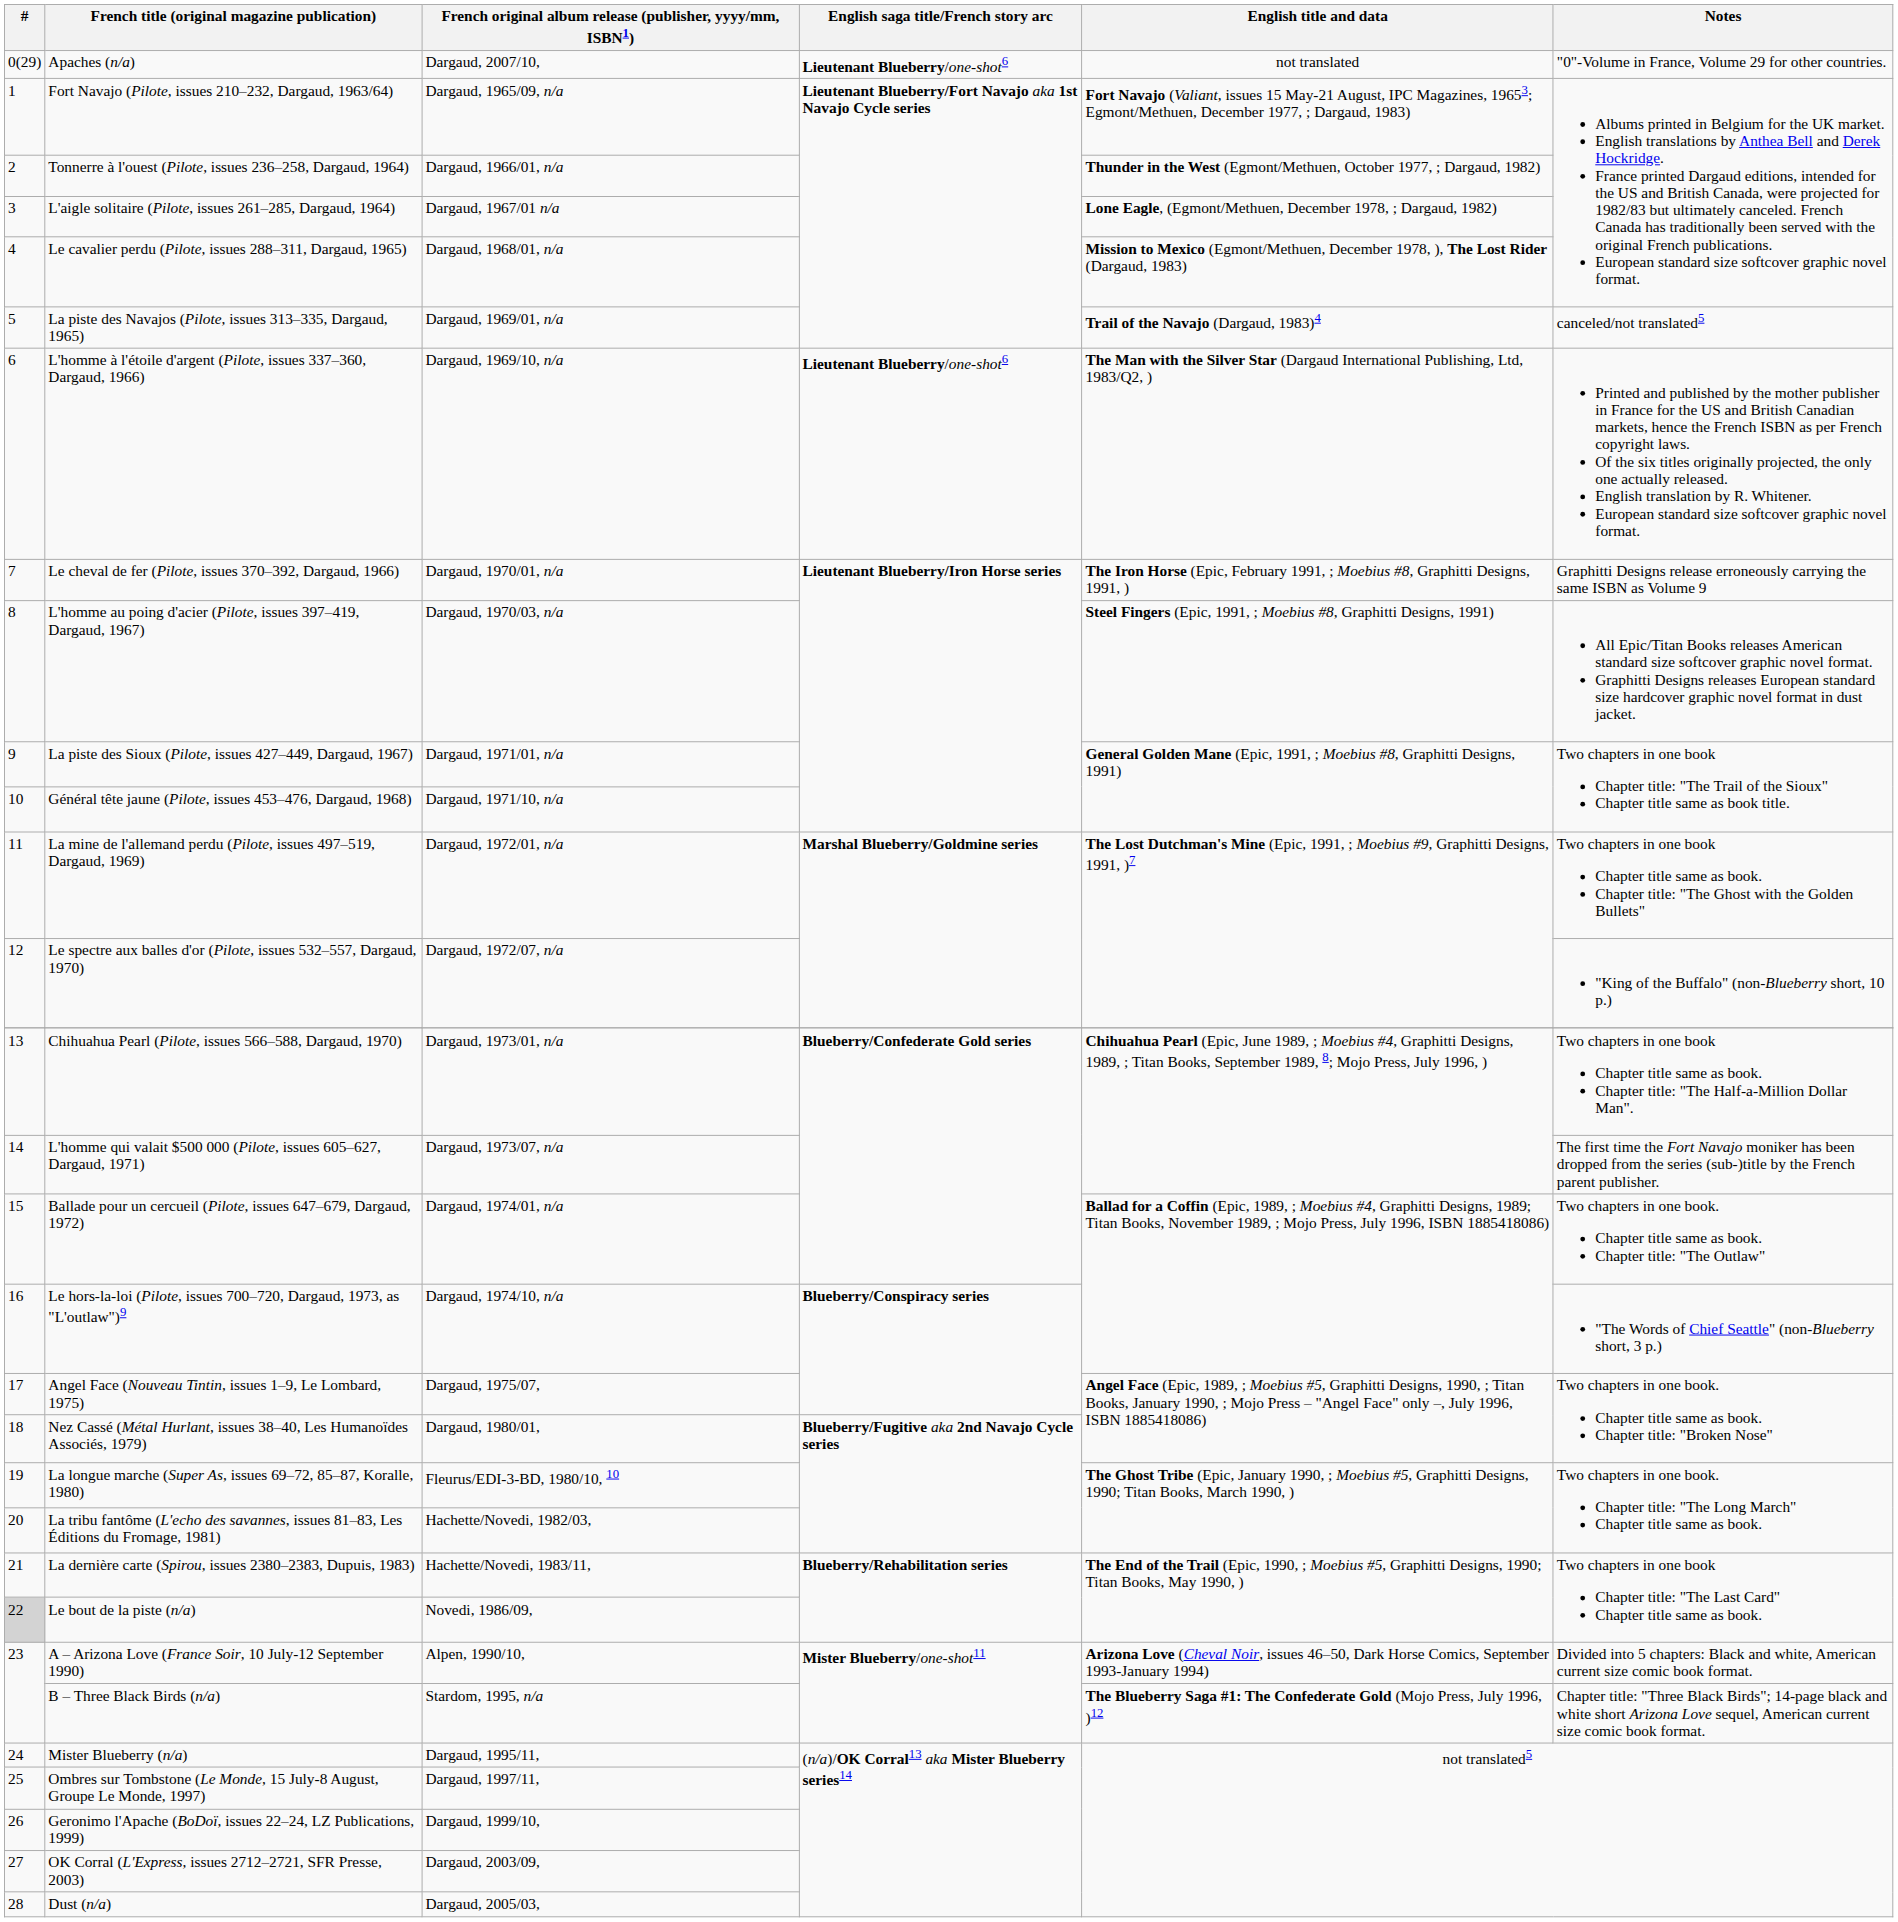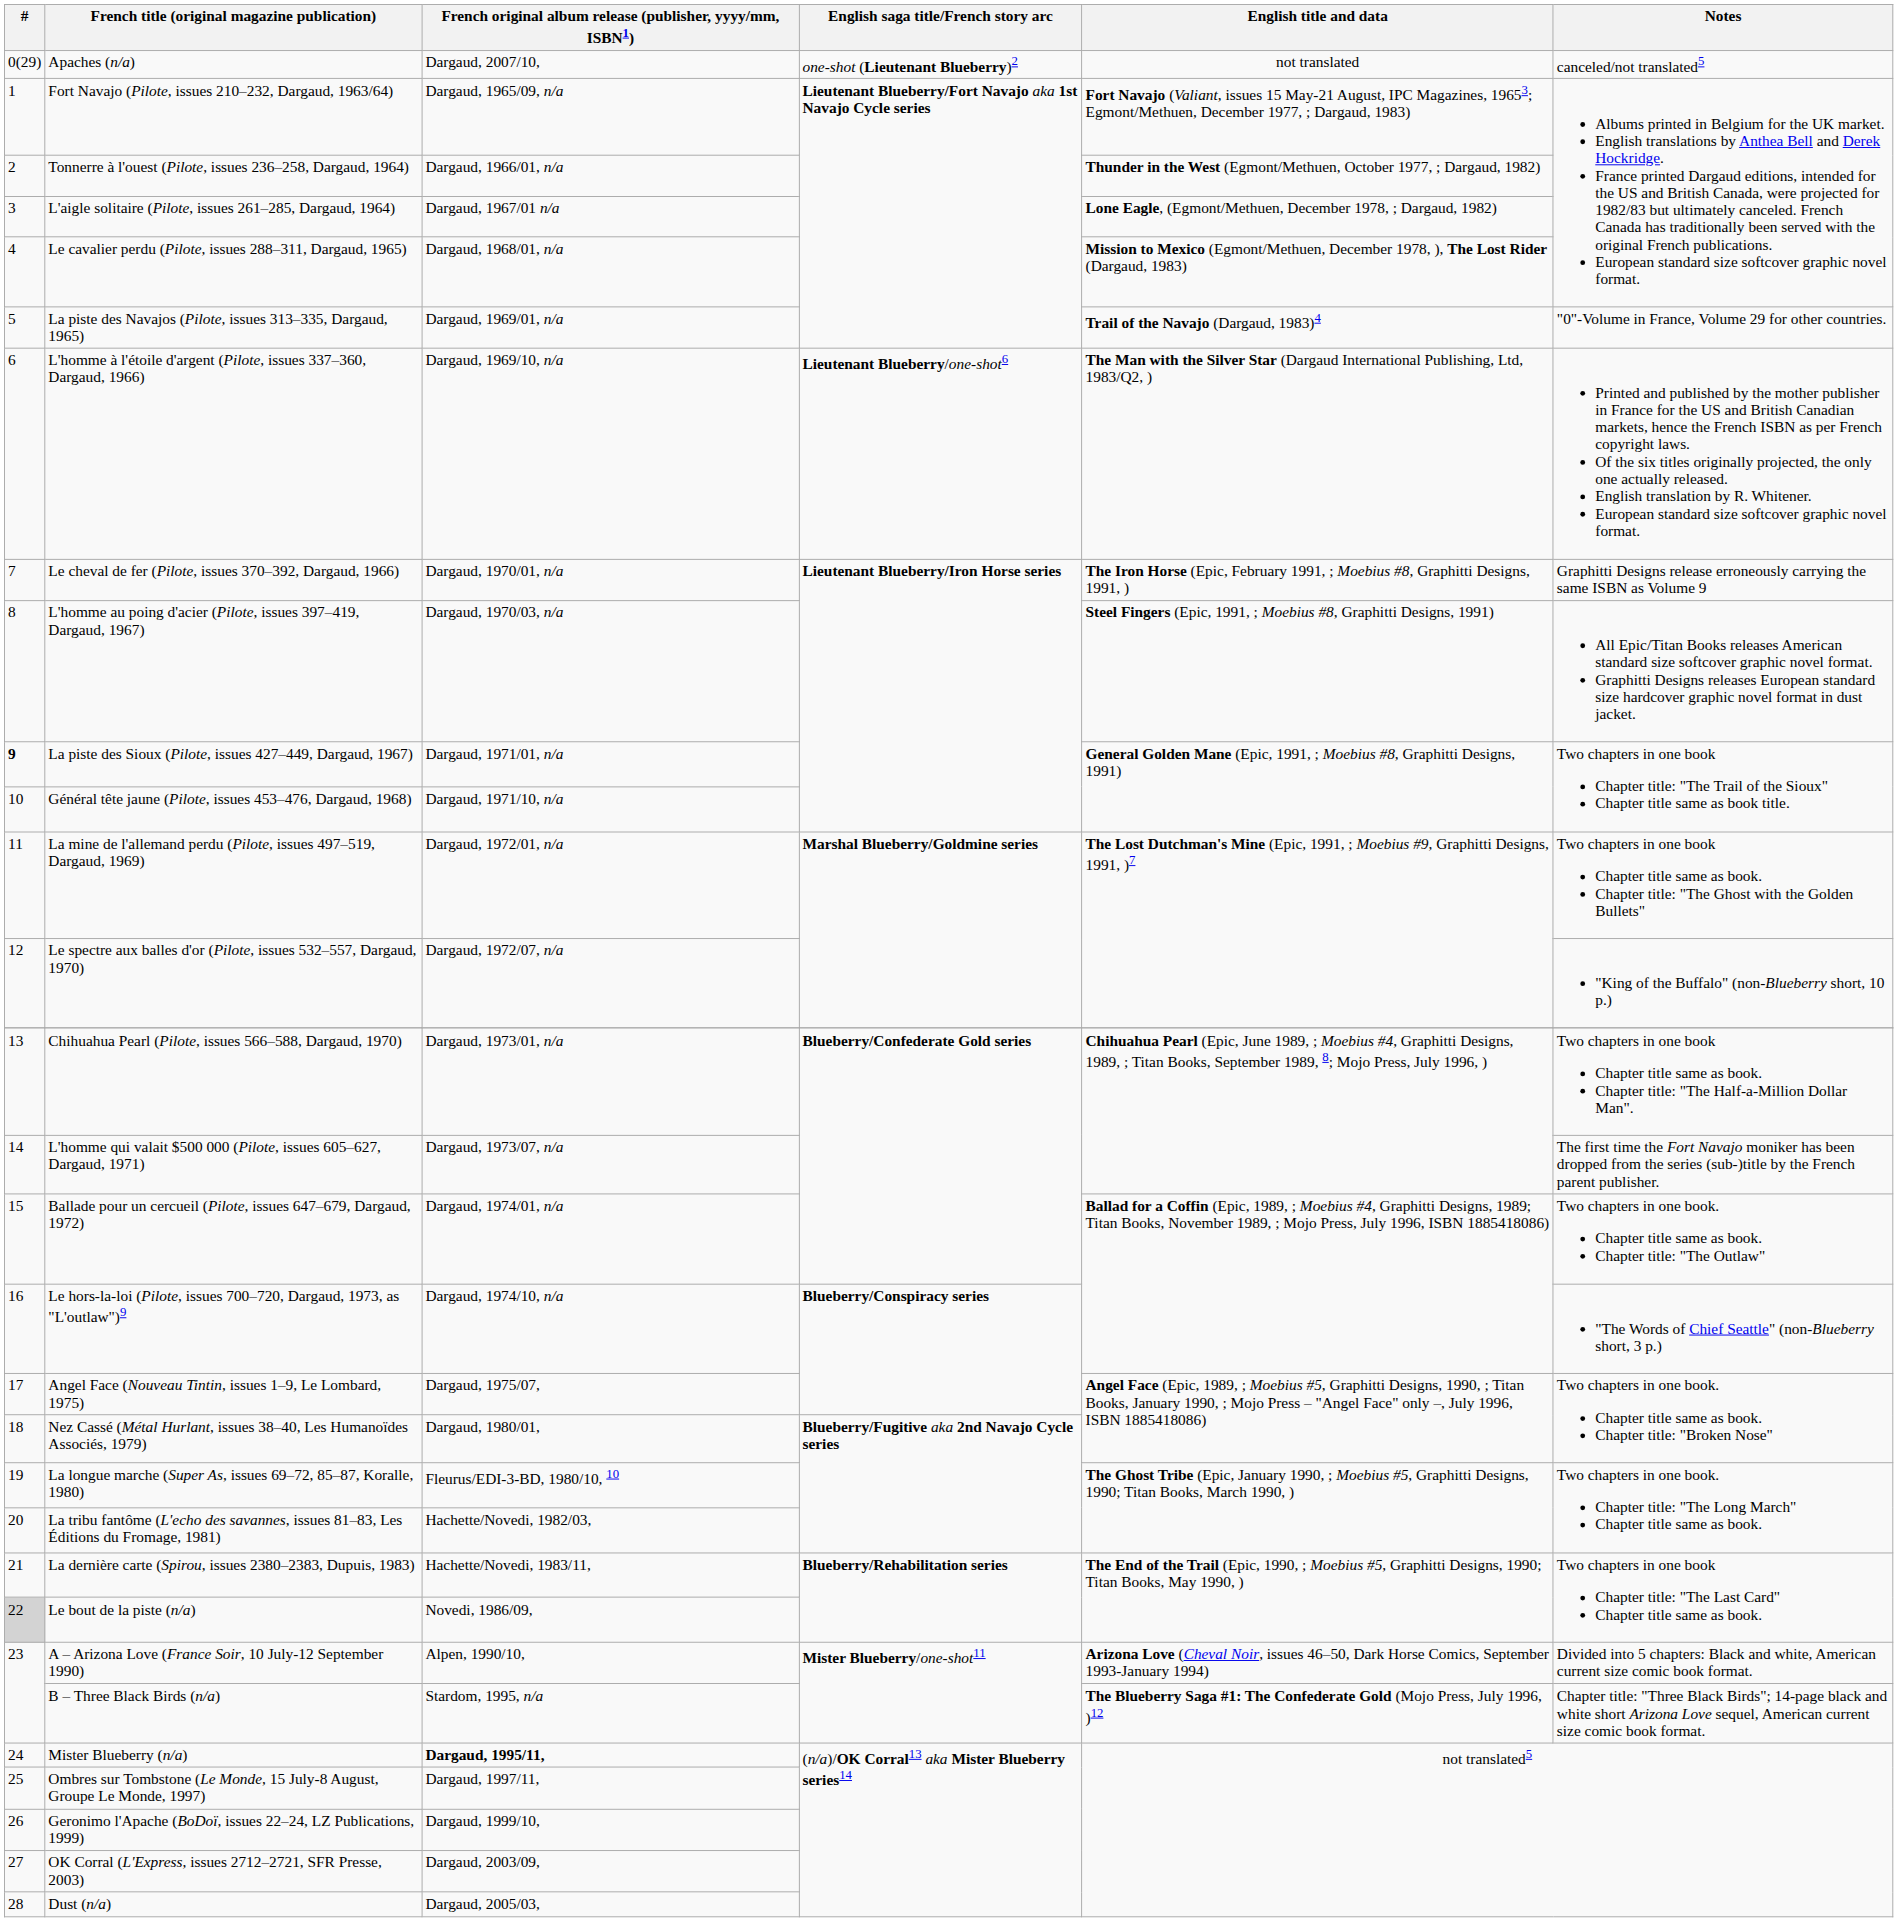(905, 64) Lieutenant Blueberry/one-shot6 -> (910, 64) one-shot (Lieutenant Blueberry)2
(1722, 62) "0"-Volume in France, Volume 29 for other countries. -> (1631, 64) canceled/not translated5
(1631, 320) canceled/not translated5 -> (1722, 318) "0"-Volume in France, Volume 29 for other countries.
(12, 754) normal -> (12, 754) bold
(482, 1755) normal -> (485, 1755) bold
